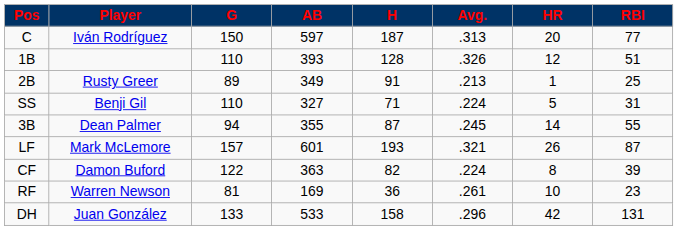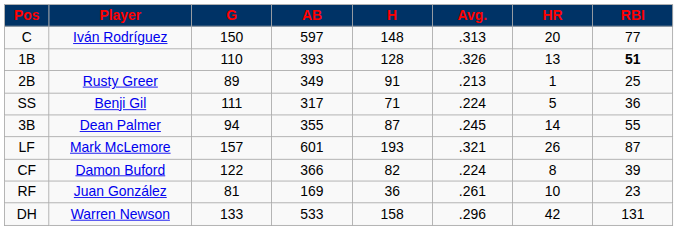(392, 37) 187 -> (392, 37) 148
(553, 59) 12 -> (553, 59) 13
(633, 59) normal -> (633, 59) bold
(232, 103) 110 -> (232, 103) 111
(312, 103) 327 -> (312, 103) 317
(633, 103) 31 -> (633, 103) 36
(312, 170) 363 -> (312, 170) 366
(120, 192) Warren Newson -> (120, 192) Juan González
(120, 214) Juan González -> (120, 214) Warren Newson
